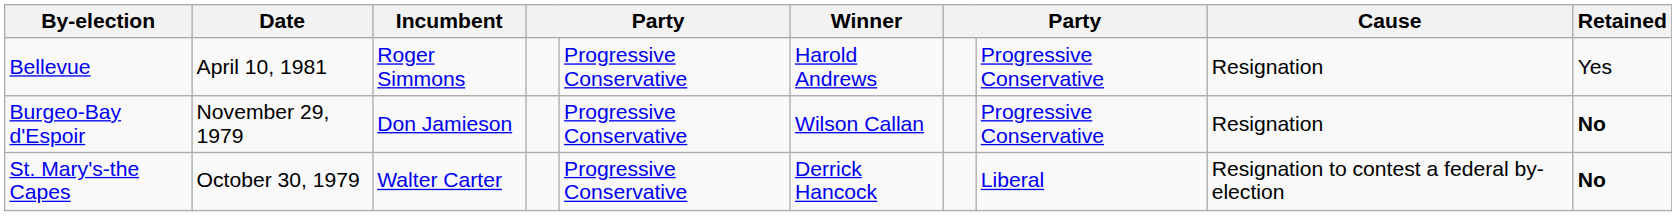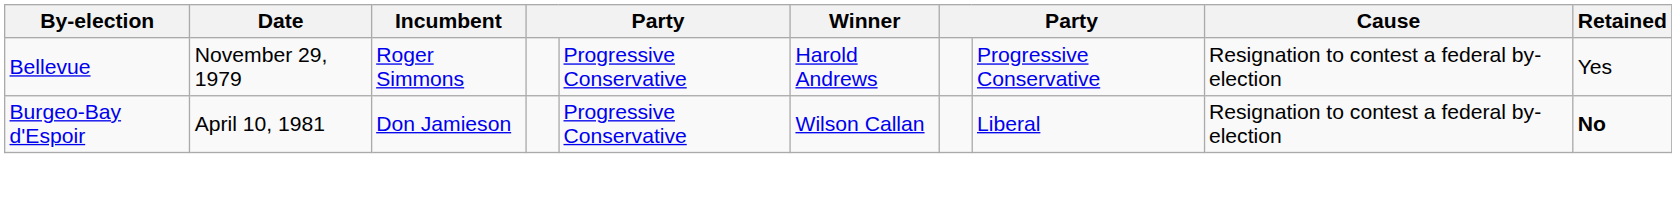(262, 66) April 10, 1981 -> (261, 66) November 29, 1979
(1267, 66) Resignation -> (1375, 66) Resignation to contest a federal by-election
(263, 123) November 29, 1979 -> (260, 123) April 10, 1981
(1042, 123) Progressive Conservative -> (1009, 123) Liberal
(1267, 123) Resignation -> (1375, 123) Resignation to contest a federal by-election
- row: (74, 181)
